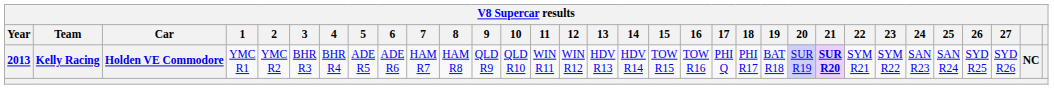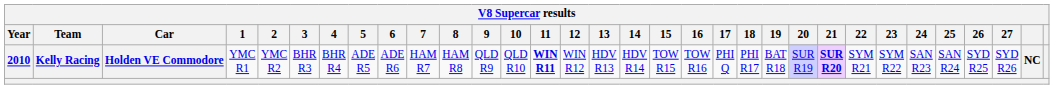(19, 61) 2013 -> (19, 61) 2010
(545, 61) normal -> (545, 61) bold
